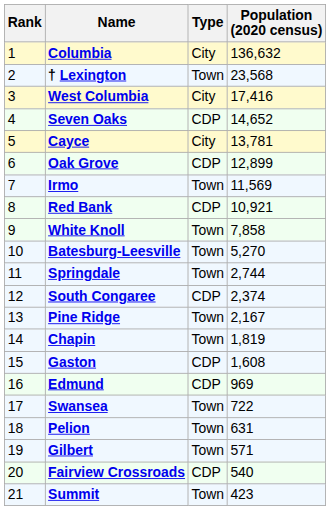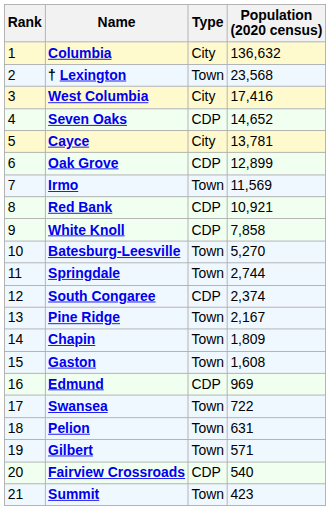(208, 229) Town -> (206, 229) CDP
(248, 340) 1,819 -> (248, 340) 1,809
(206, 362) CDP -> (208, 362) Town
